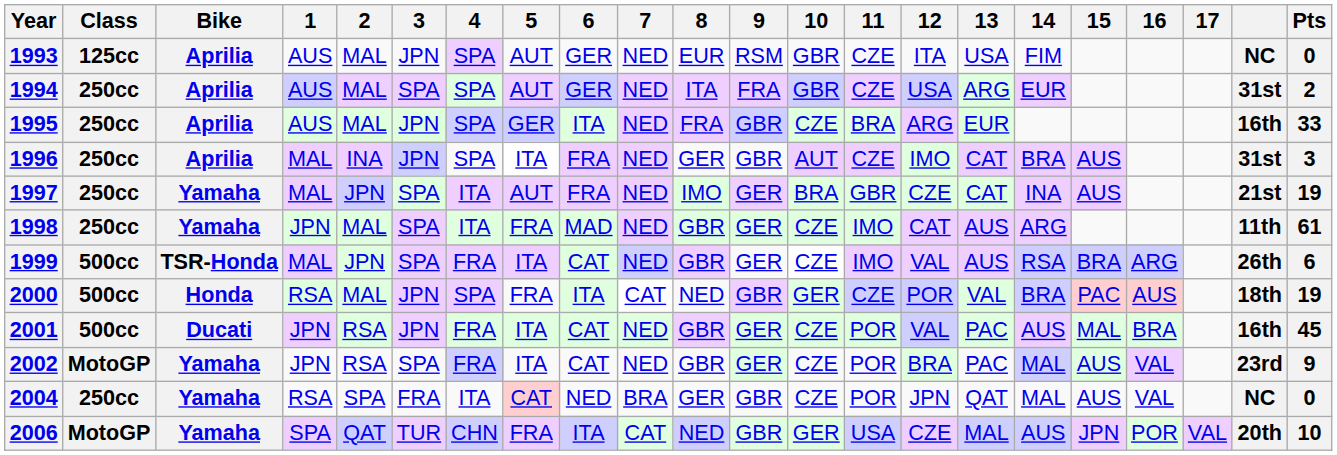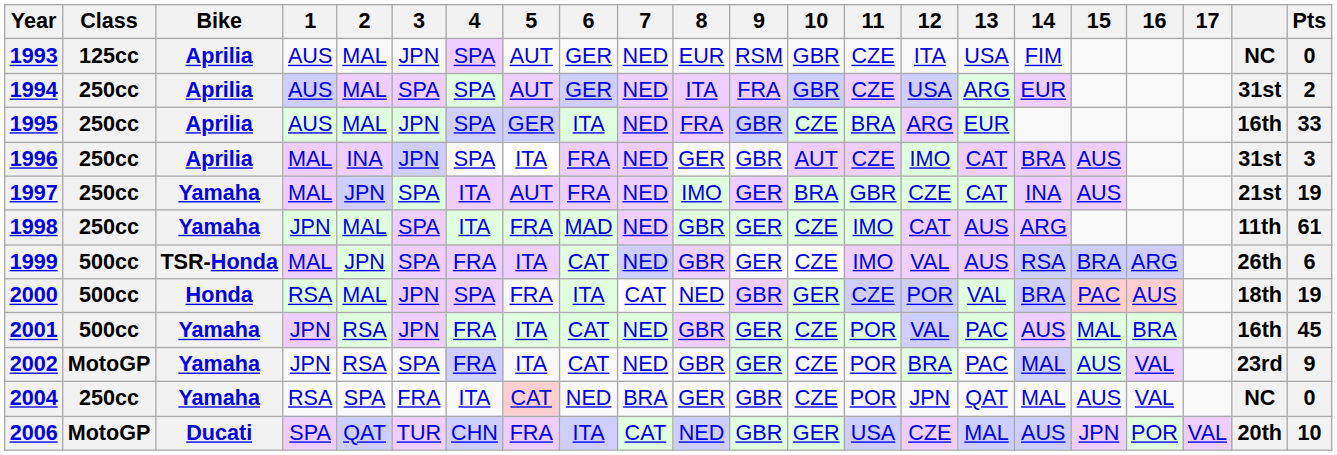(219, 329) Ducati -> (219, 329) Yamaha
(219, 432) Yamaha -> (219, 432) Ducati
